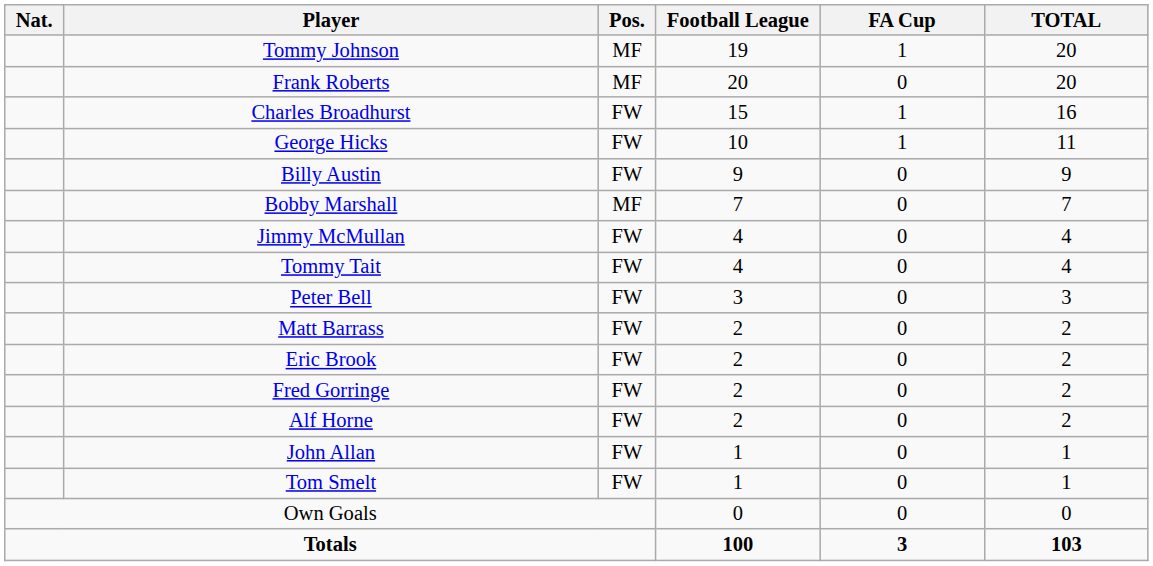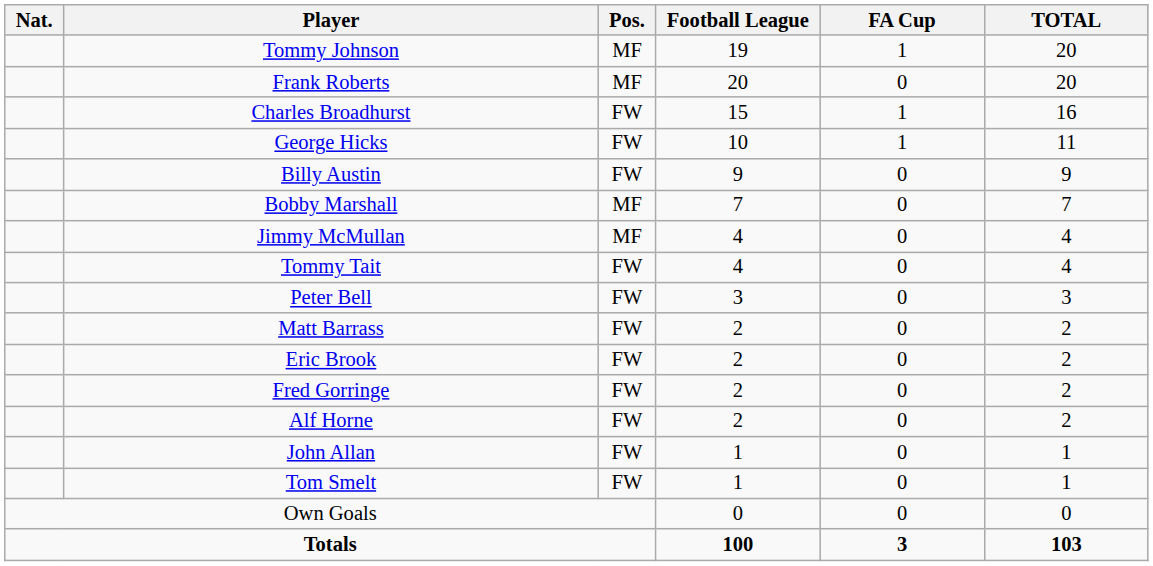(627, 235) FW -> (627, 235) MF
